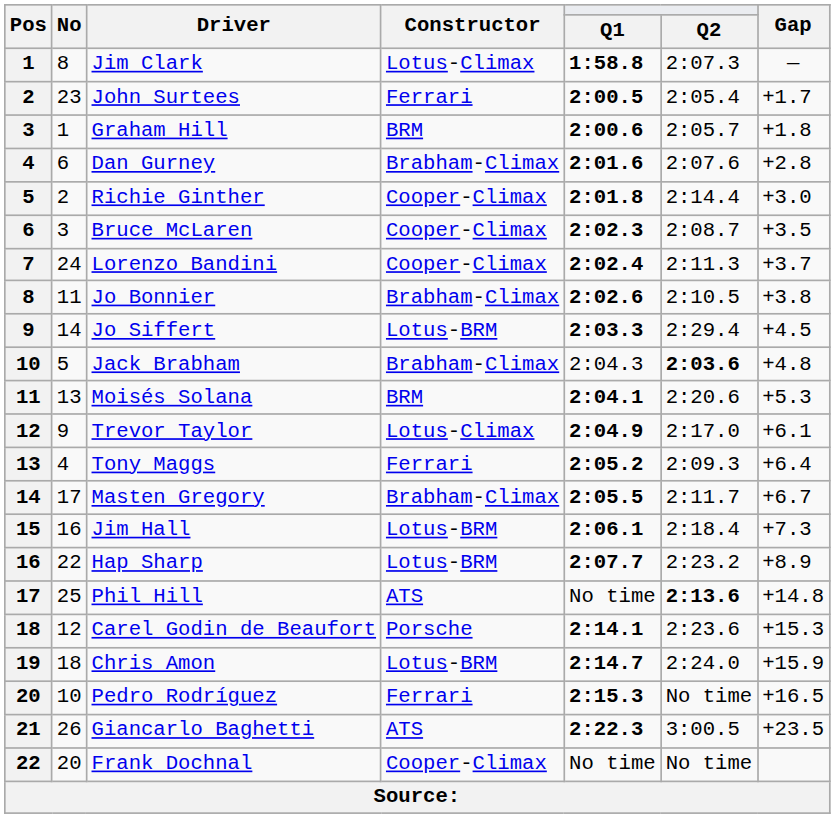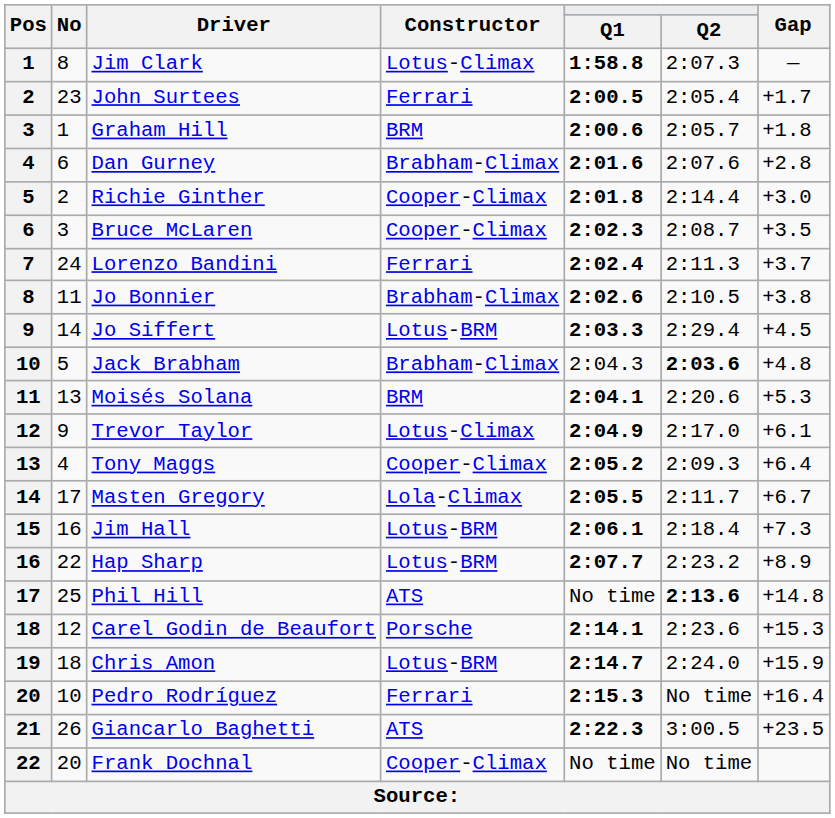(466, 265) Cooper-Climax -> (429, 265) Ferrari
(429, 465) Ferrari -> (466, 465) Cooper-Climax
(473, 498) Brabham-Climax -> (454, 498) Lola-Climax
(793, 698) +16.5 -> (793, 698) +16.4
